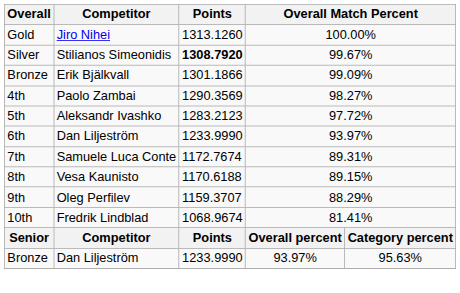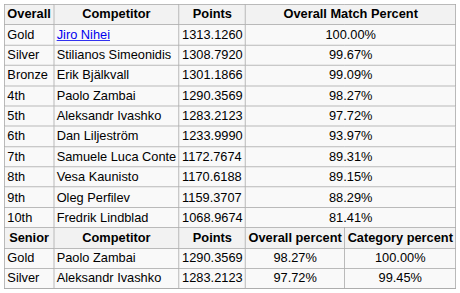(212, 55) bold -> (212, 55) normal
+ row: (21, 258)
+ row: (23, 278)
- row: (28, 258)
